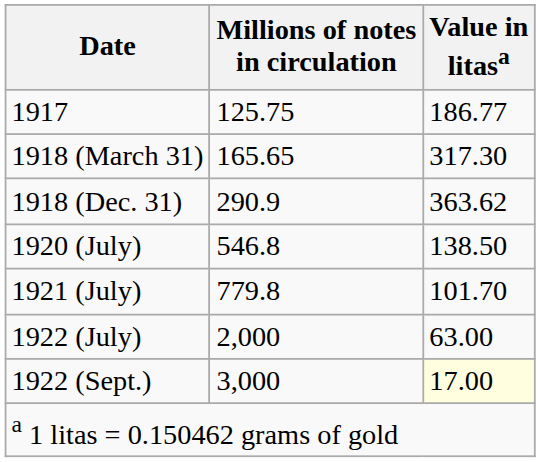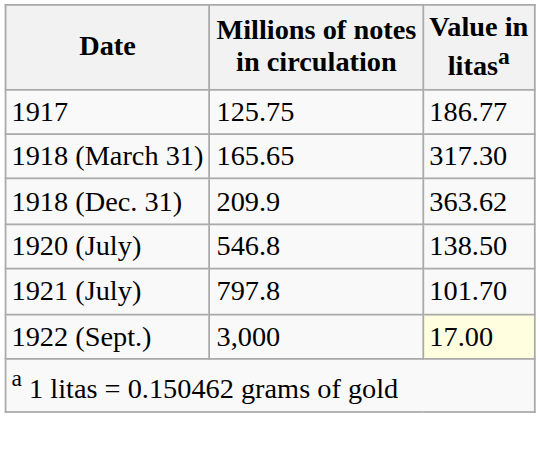(248, 201) 290.9 -> (248, 201) 209.9
(248, 291) 779.8 -> (248, 291) 797.8
- row: (76, 335)
